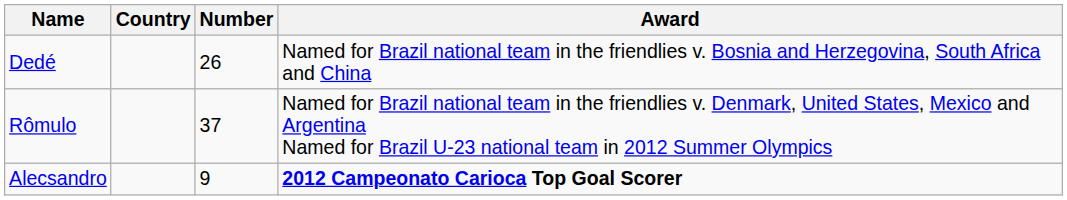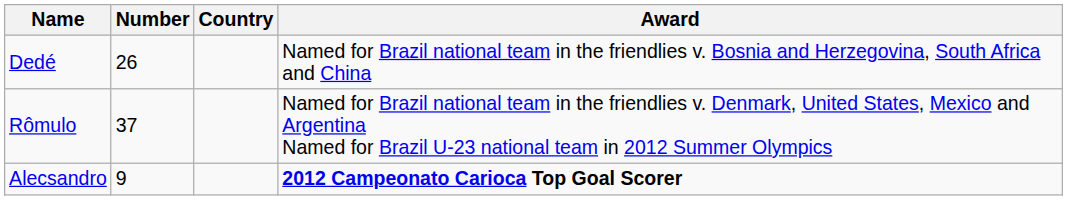columns swapped: (236, 19) <-> (153, 19)
